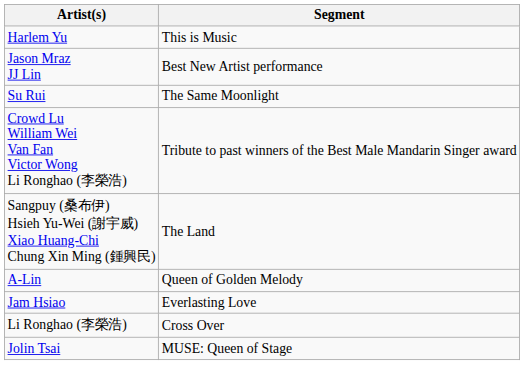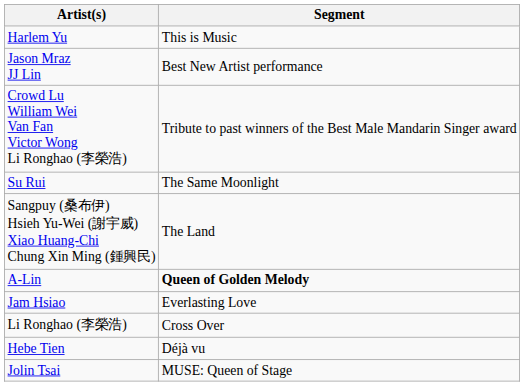rows swapped: (67, 149) <-> (27, 96)
(232, 280) normal -> (235, 280) bold
+ row: (36, 348)
